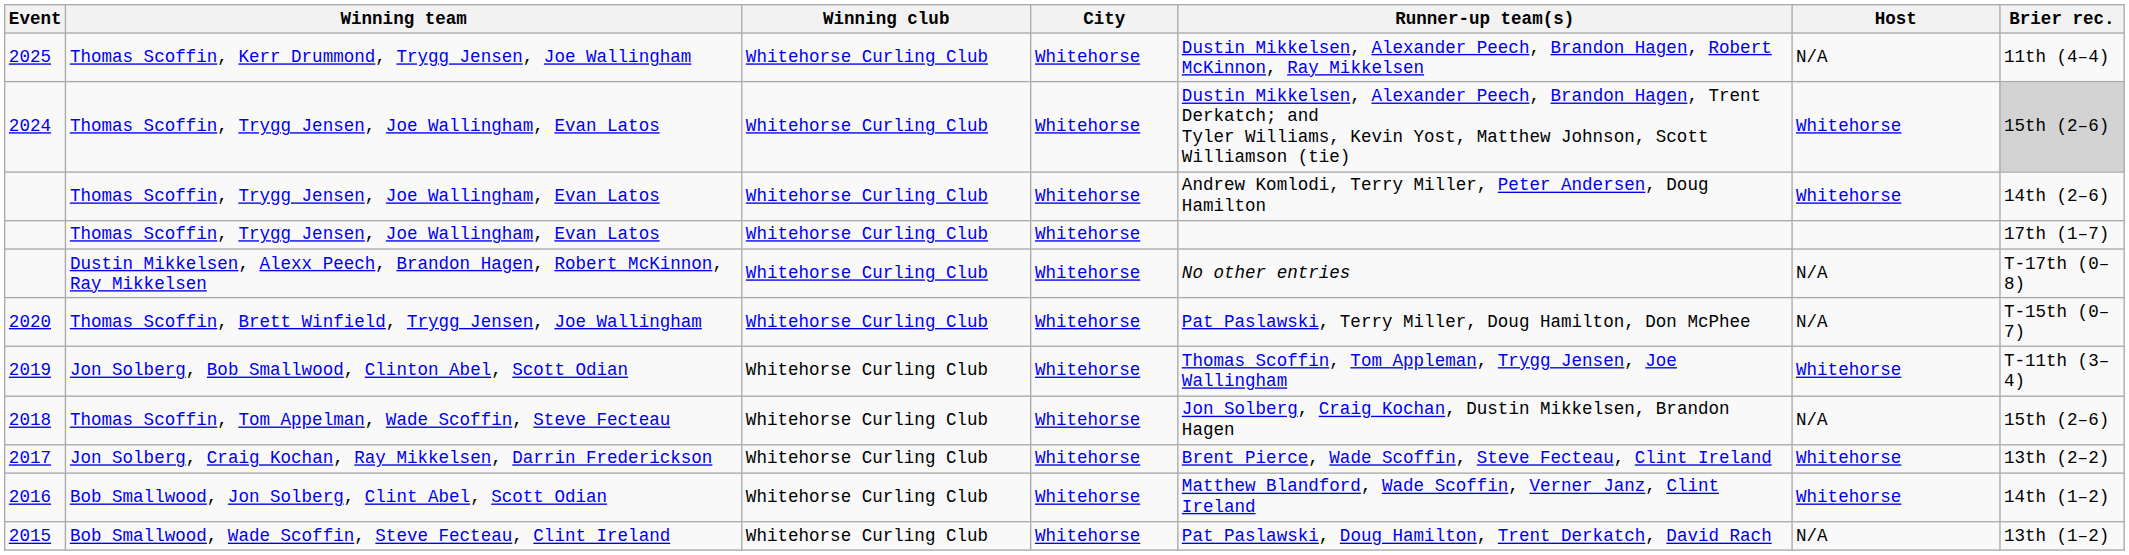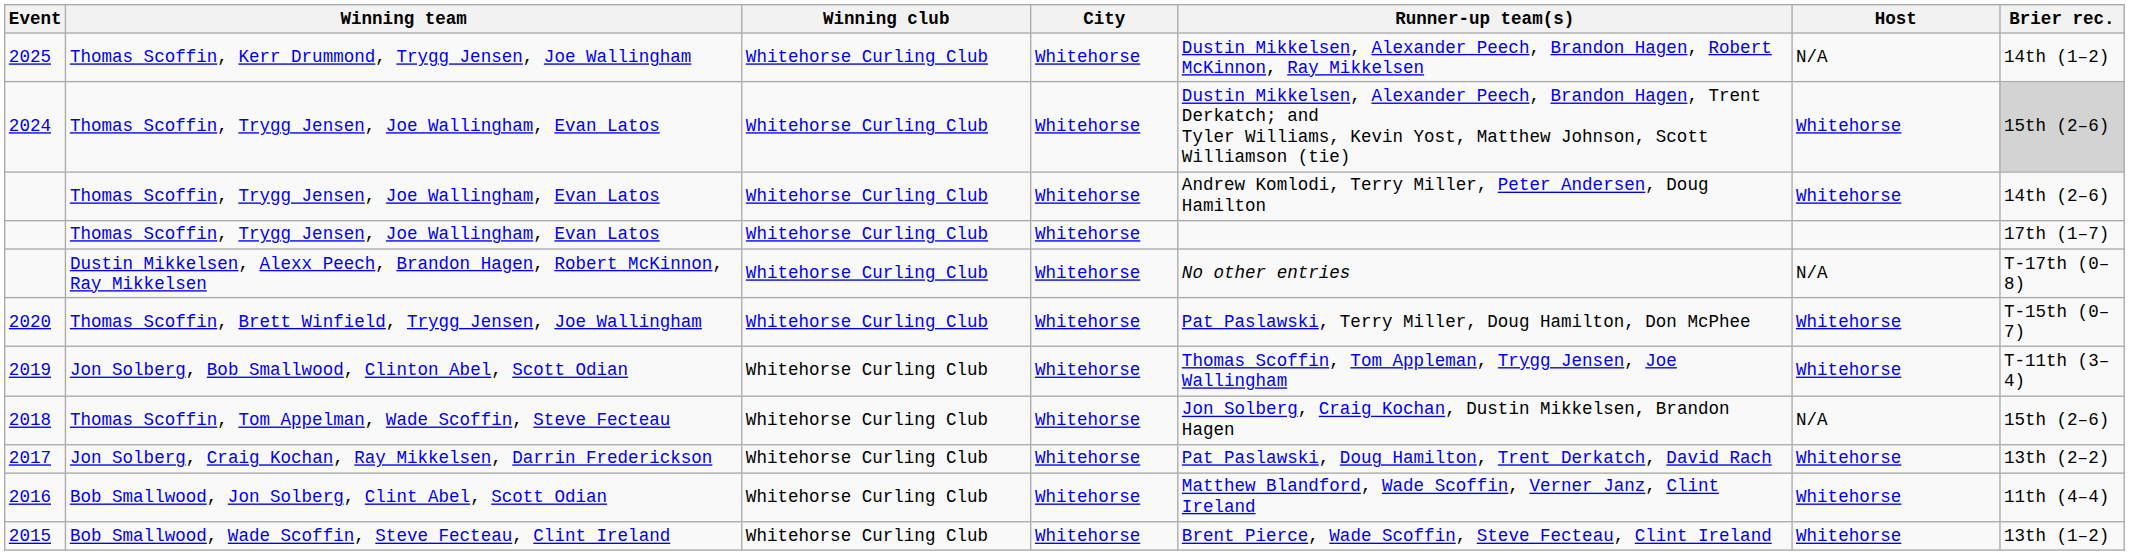(2057, 58) 11th (4–4) -> (2057, 58) 14th (1–2)
(1812, 322) N/A -> (1849, 322) Whitehorse
(1477, 459) Brent Pierce, Wade Scoffin, Steve Fecteau, Clint Ireland -> (1477, 459) Pat Paslawski, Doug Hamilton, Trent Derkatch, David Rach
(2057, 497) 14th (1–2) -> (2057, 497) 11th (4–4)
(1477, 536) Pat Paslawski, Doug Hamilton, Trent Derkatch, David Rach -> (1477, 536) Brent Pierce, Wade Scoffin, Steve Fecteau, Clint Ireland
(1812, 536) N/A -> (1849, 536) Whitehorse
